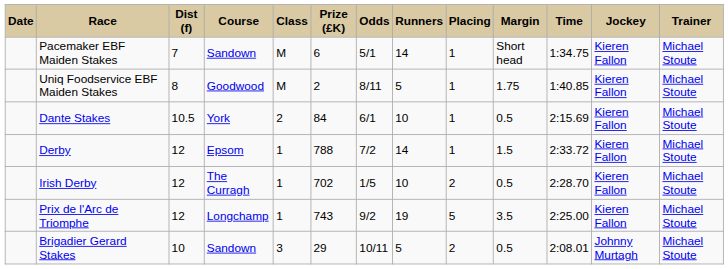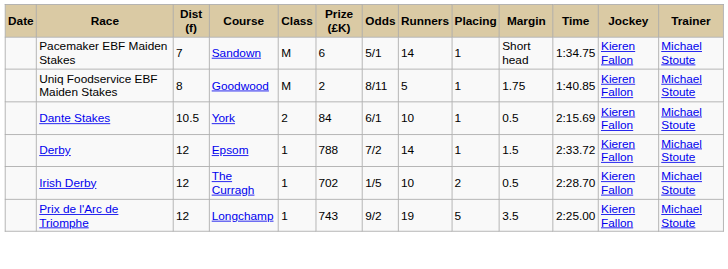- row: (83, 248)
